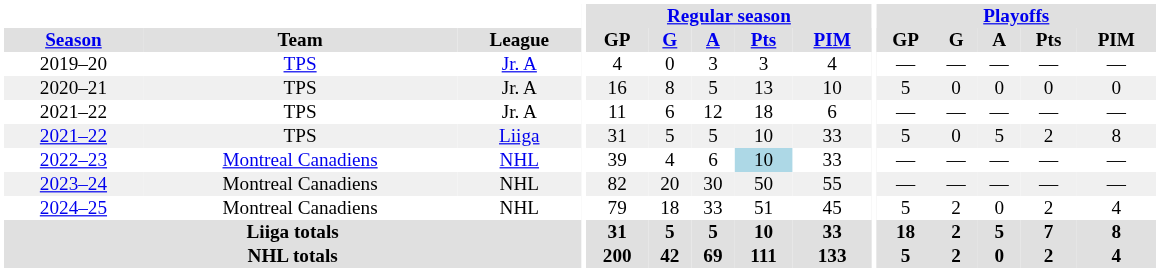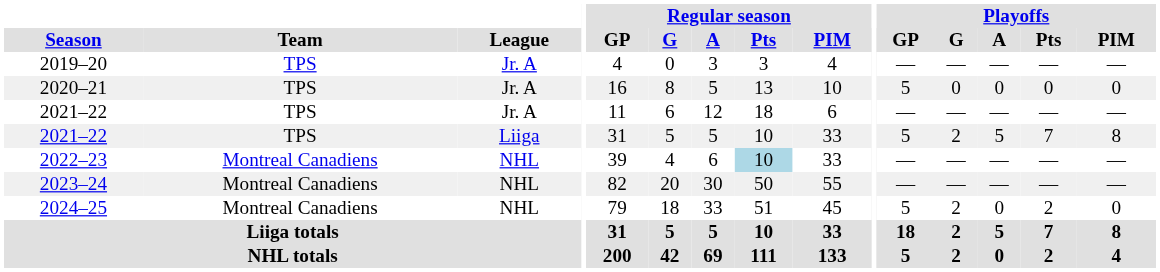(956, 135) 0 -> (956, 135) 2
(1049, 135) 2 -> (1049, 135) 7
(1116, 207) 4 -> (1116, 207) 0
